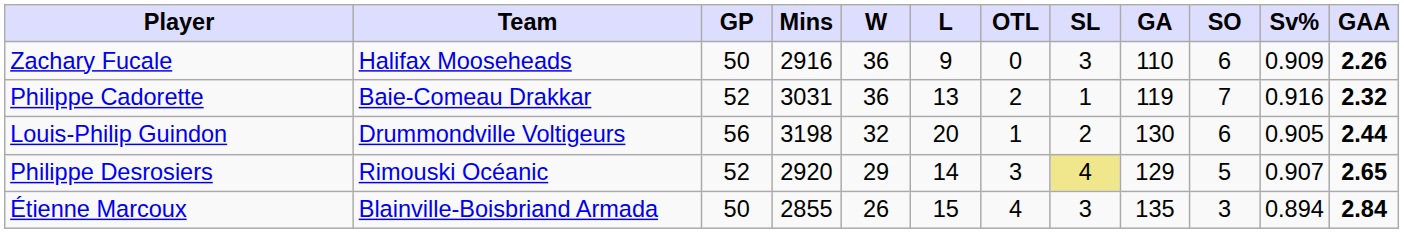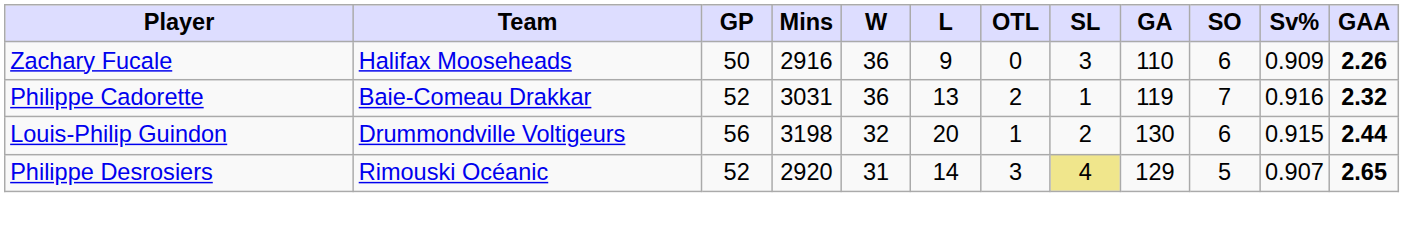(1294, 135) 0.905 -> (1294, 135) 0.915
(876, 172) 29 -> (876, 172) 31
- row: (98, 209)
